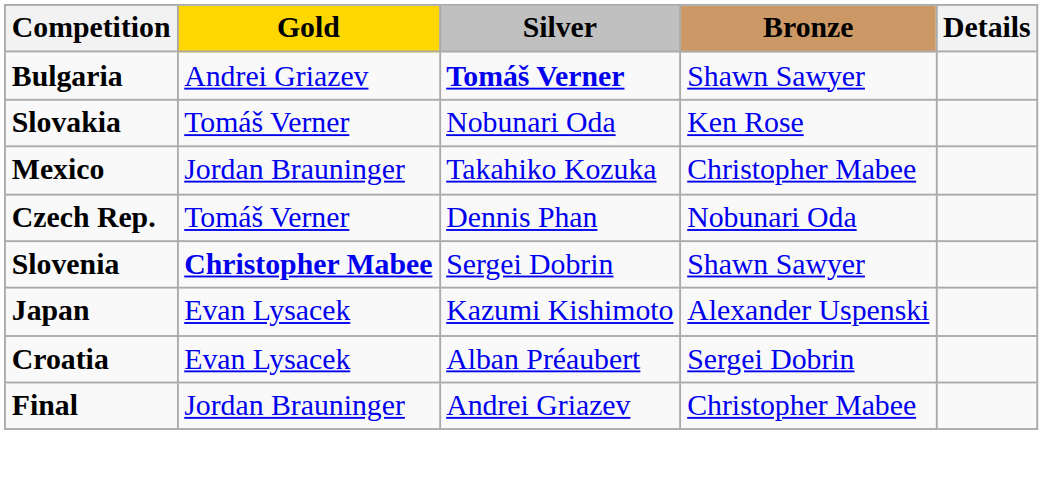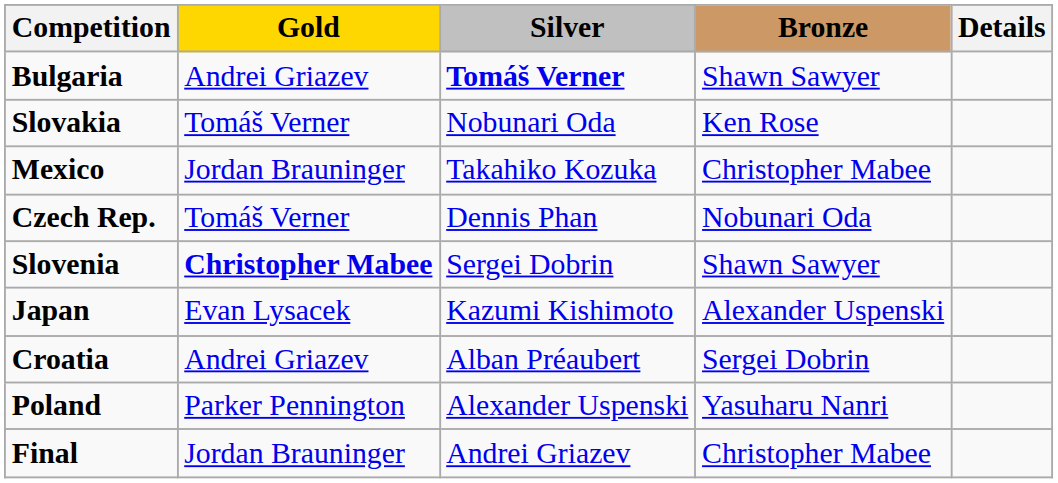(267, 358) Evan Lysacek -> (276, 358) Andrei Griazev
+ row: (56, 405)
